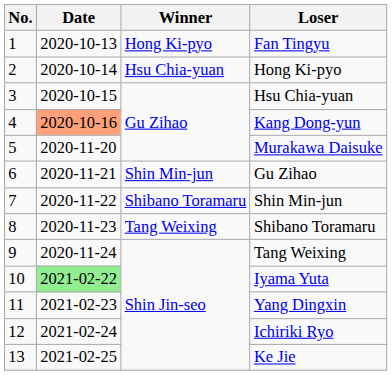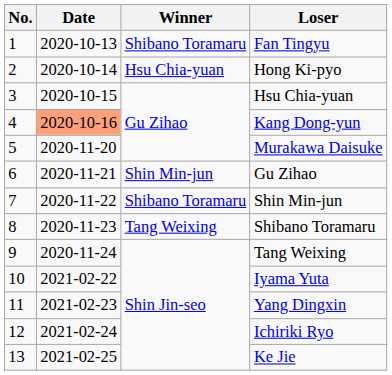(168, 43) Hong Ki-pyo -> (186, 43) Shibano Toramaru
(79, 278) lightgreen background -> (79, 278) no background
